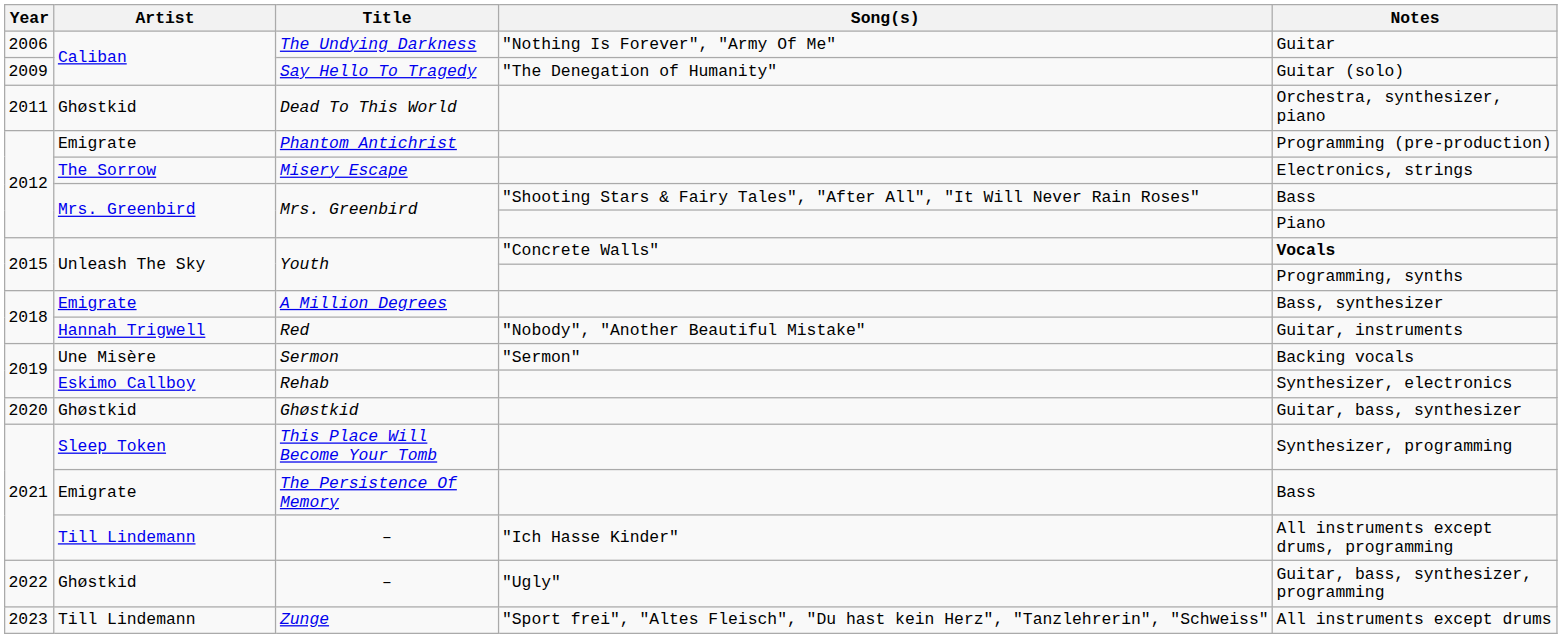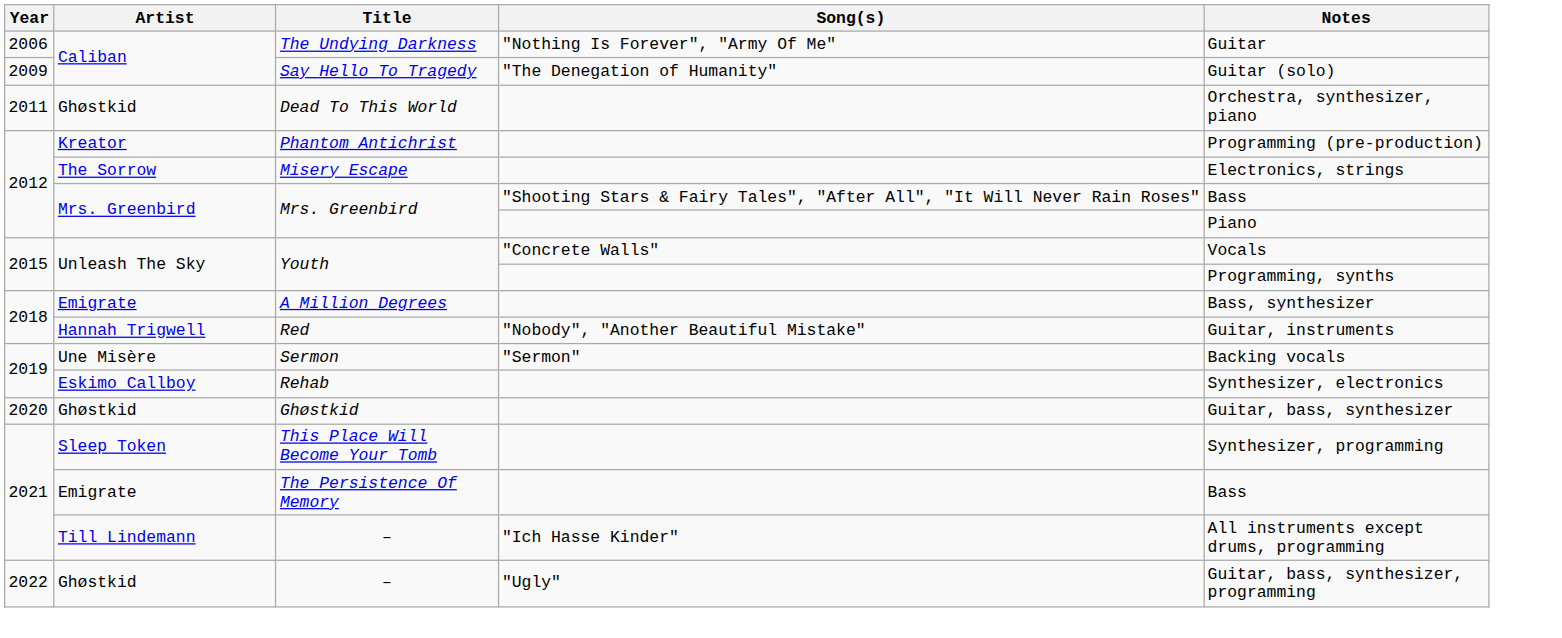(97, 144) Emigrate -> (92, 144) Kreator
(1306, 250) bold -> (1237, 250) normal
- row: (304, 620)
